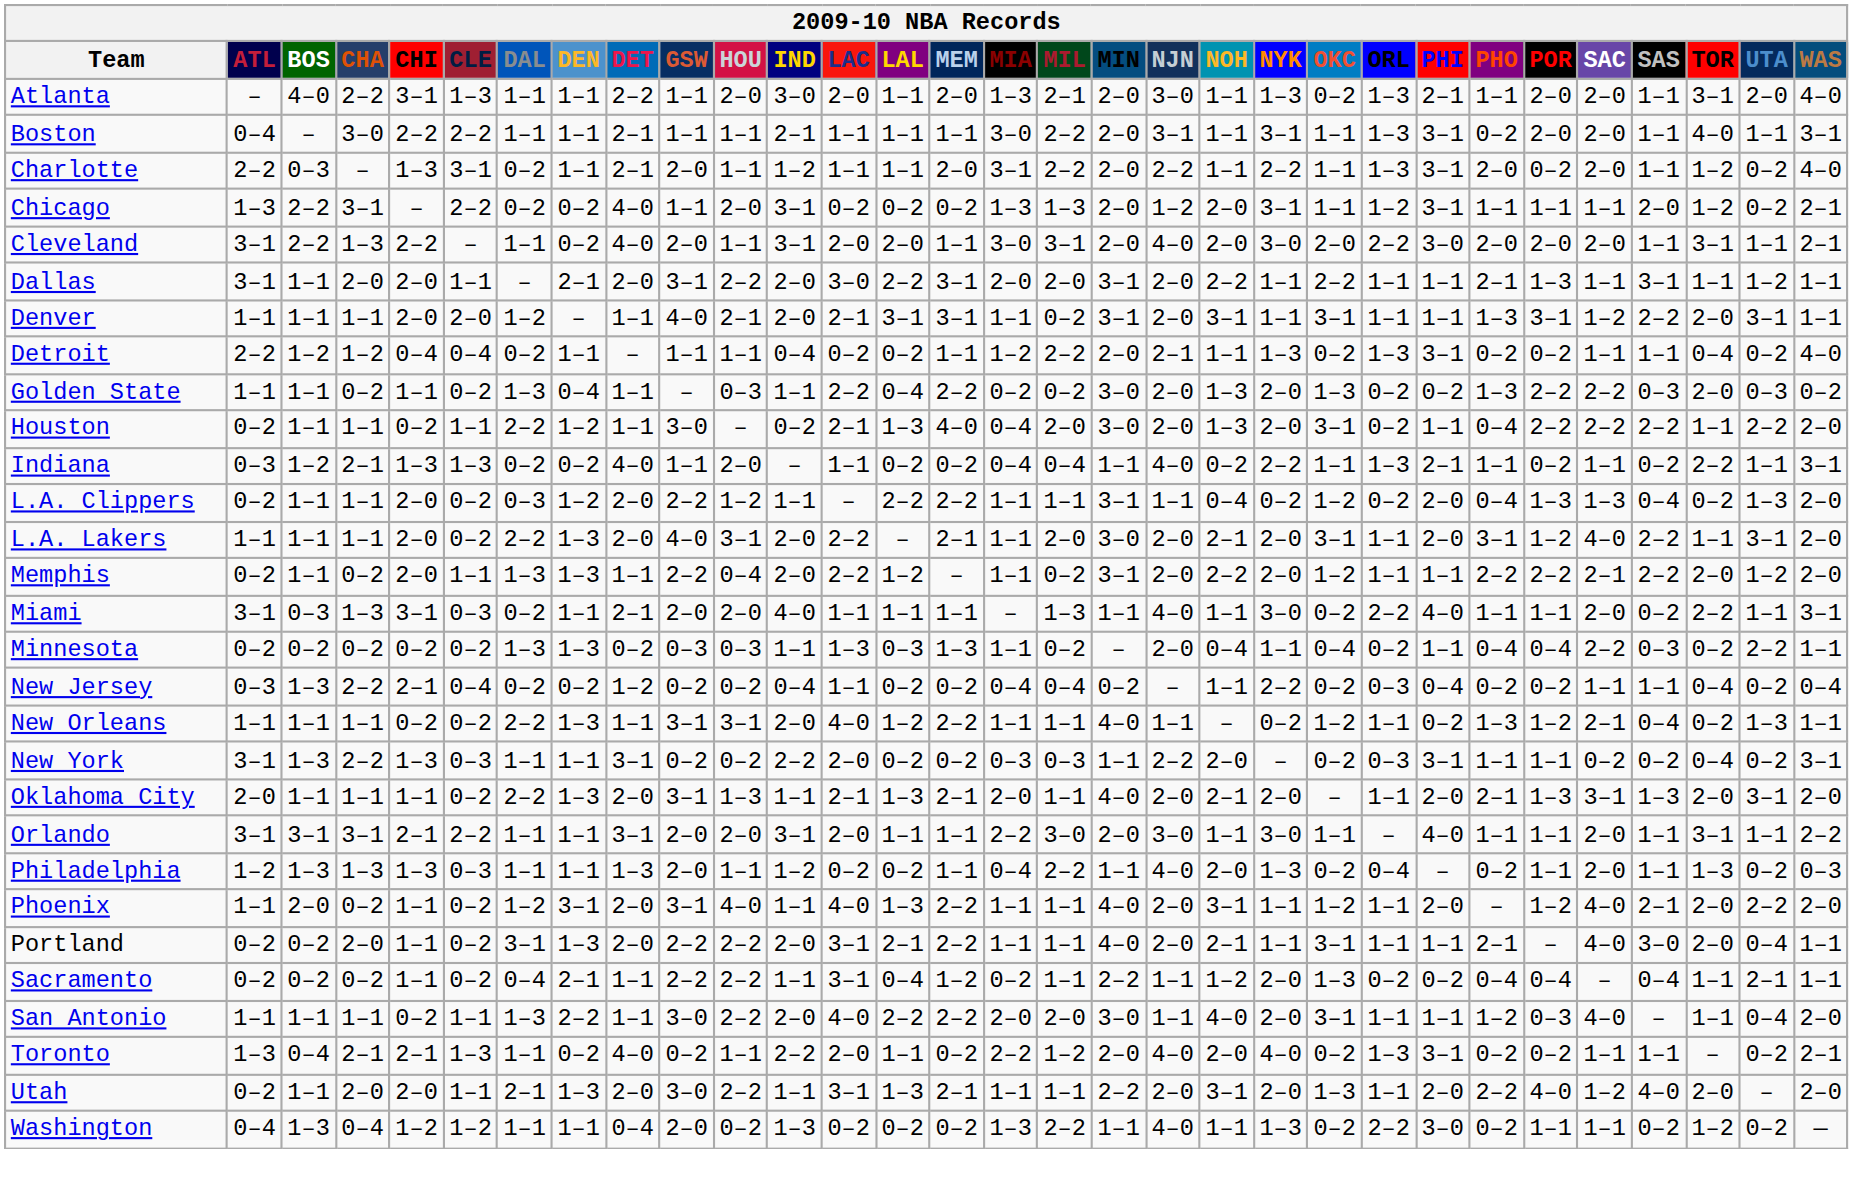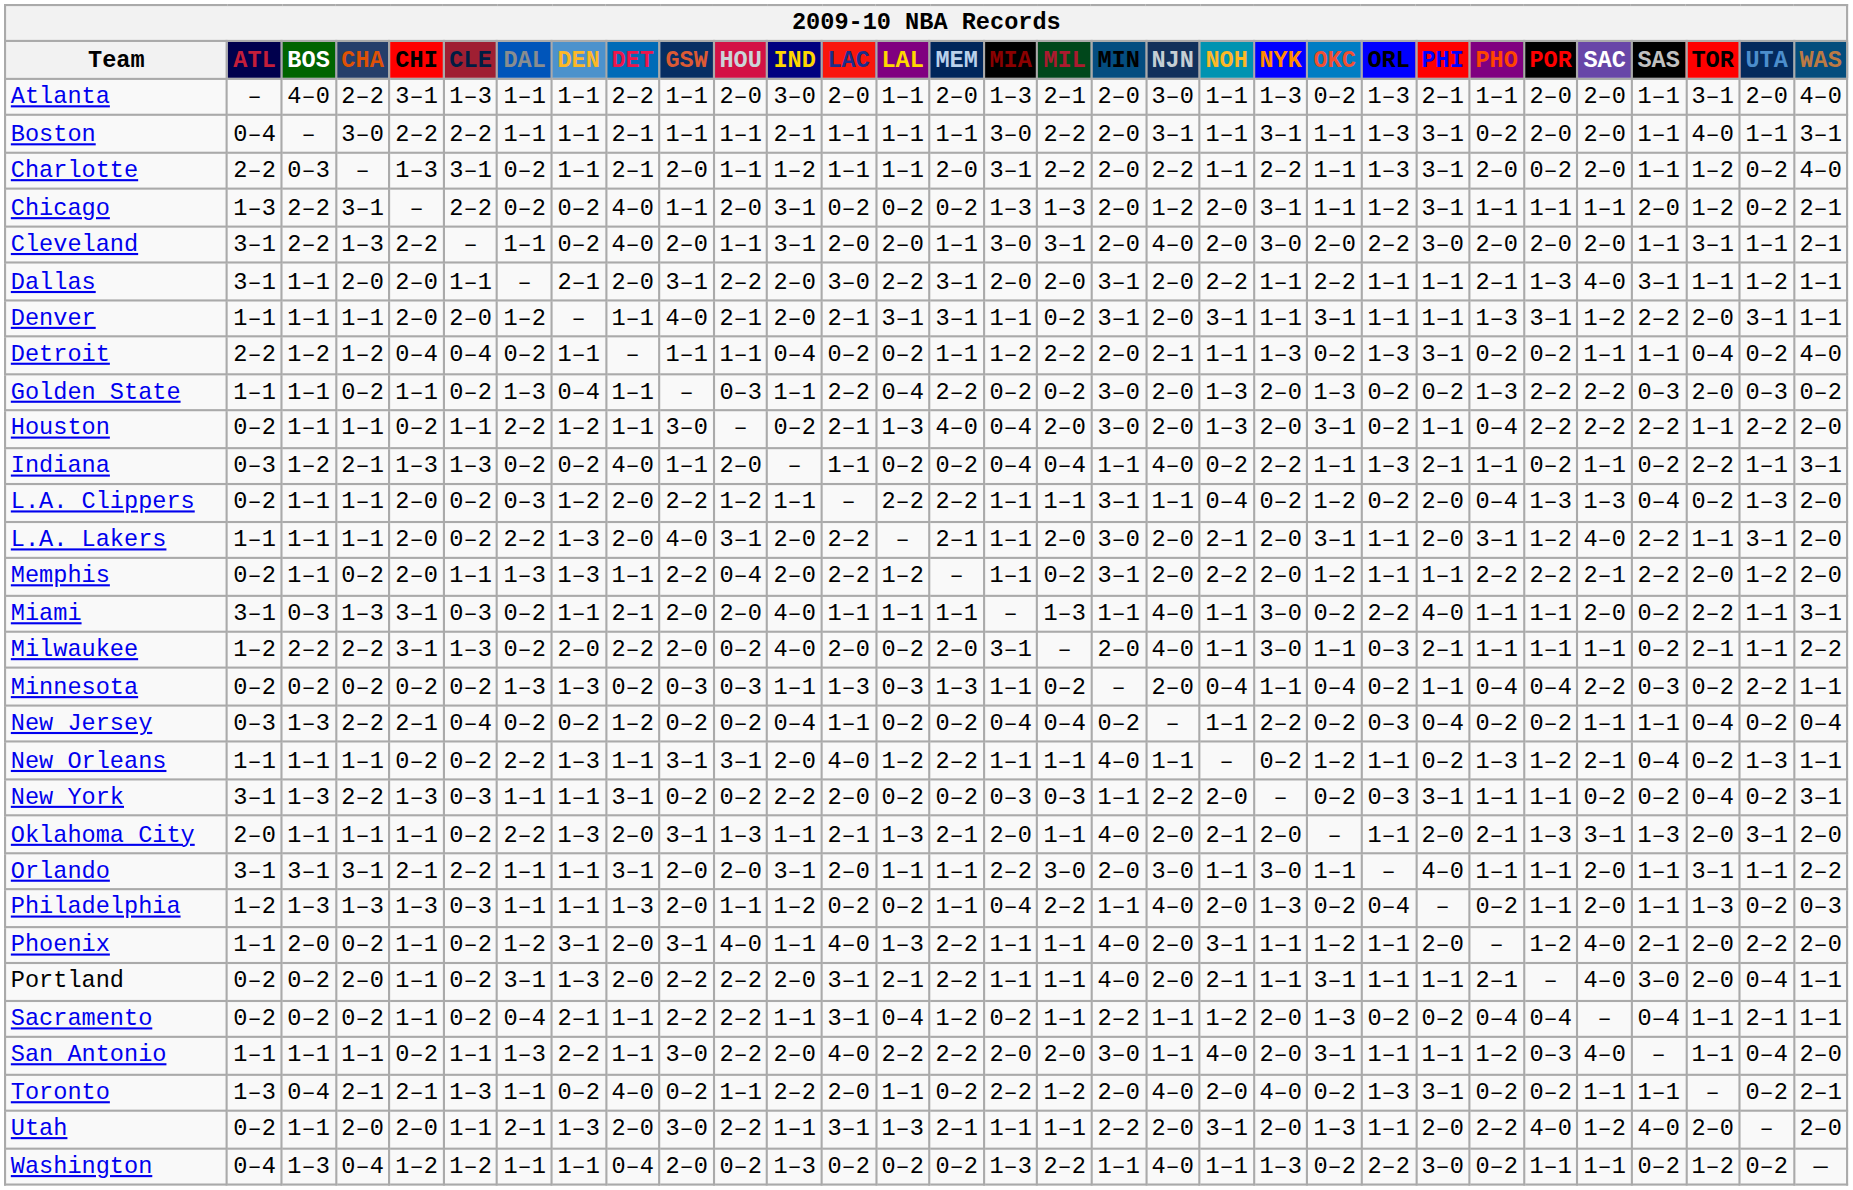(1605, 282) 1–1 -> (1605, 282) 4–0
+ row: (74, 650)
